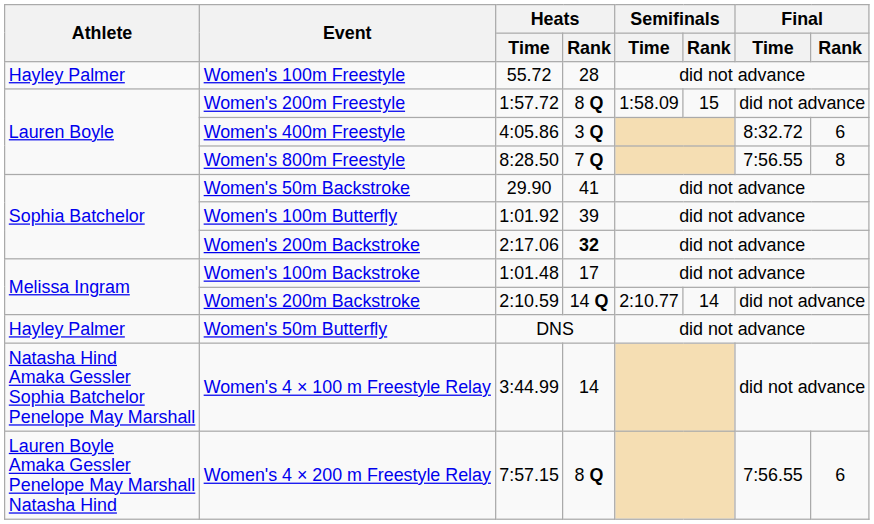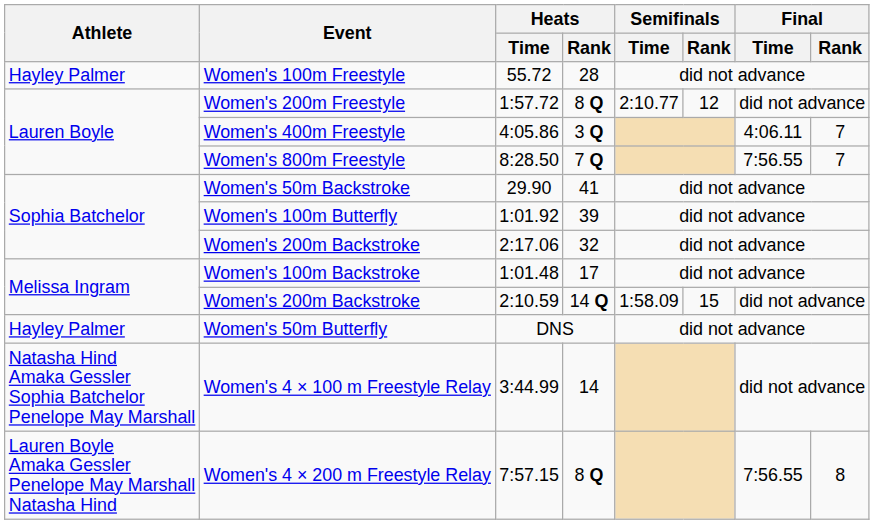(649, 104) 1:58.09 -> (649, 104) 2:10.77
(709, 104) 15 -> (709, 104) 12
(773, 132) 8:32.72 -> (773, 132) 4:06.11
(840, 132) 6 -> (840, 132) 7
(840, 160) 8 -> (840, 160) 7
(589, 245) bold -> (589, 245) normal
(649, 301) 2:10.77 -> (649, 301) 1:58.09
(709, 301) 14 -> (709, 301) 15
(840, 475) 6 -> (840, 475) 8
